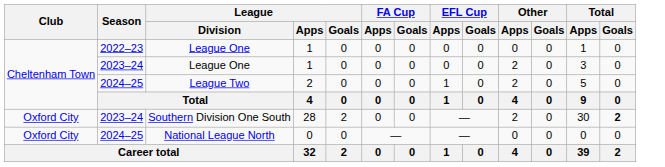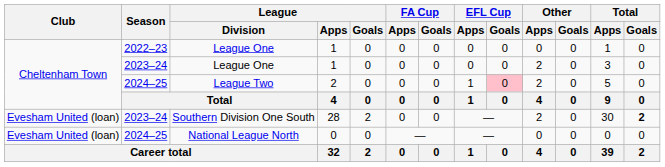(481, 83) no background -> (505, 83) pink background
(51, 118) Oxford City -> (63, 118) Evesham United (loan)
(51, 135) Oxford City -> (63, 135) Evesham United (loan)
